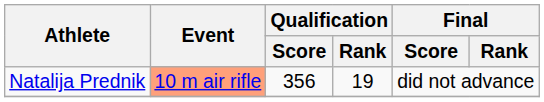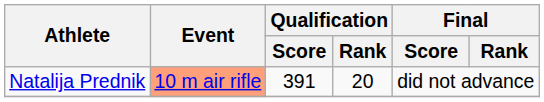(299, 82) 356 -> (299, 82) 391
(363, 82) 19 -> (363, 82) 20
